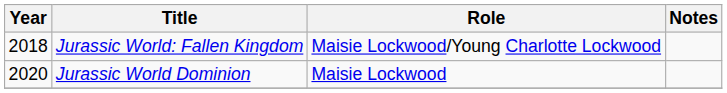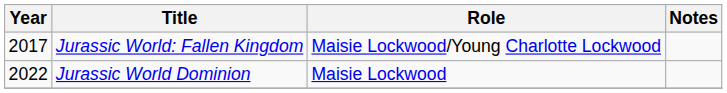(28, 46) 2018 -> (28, 46) 2017
(28, 74) 2020 -> (28, 74) 2022
